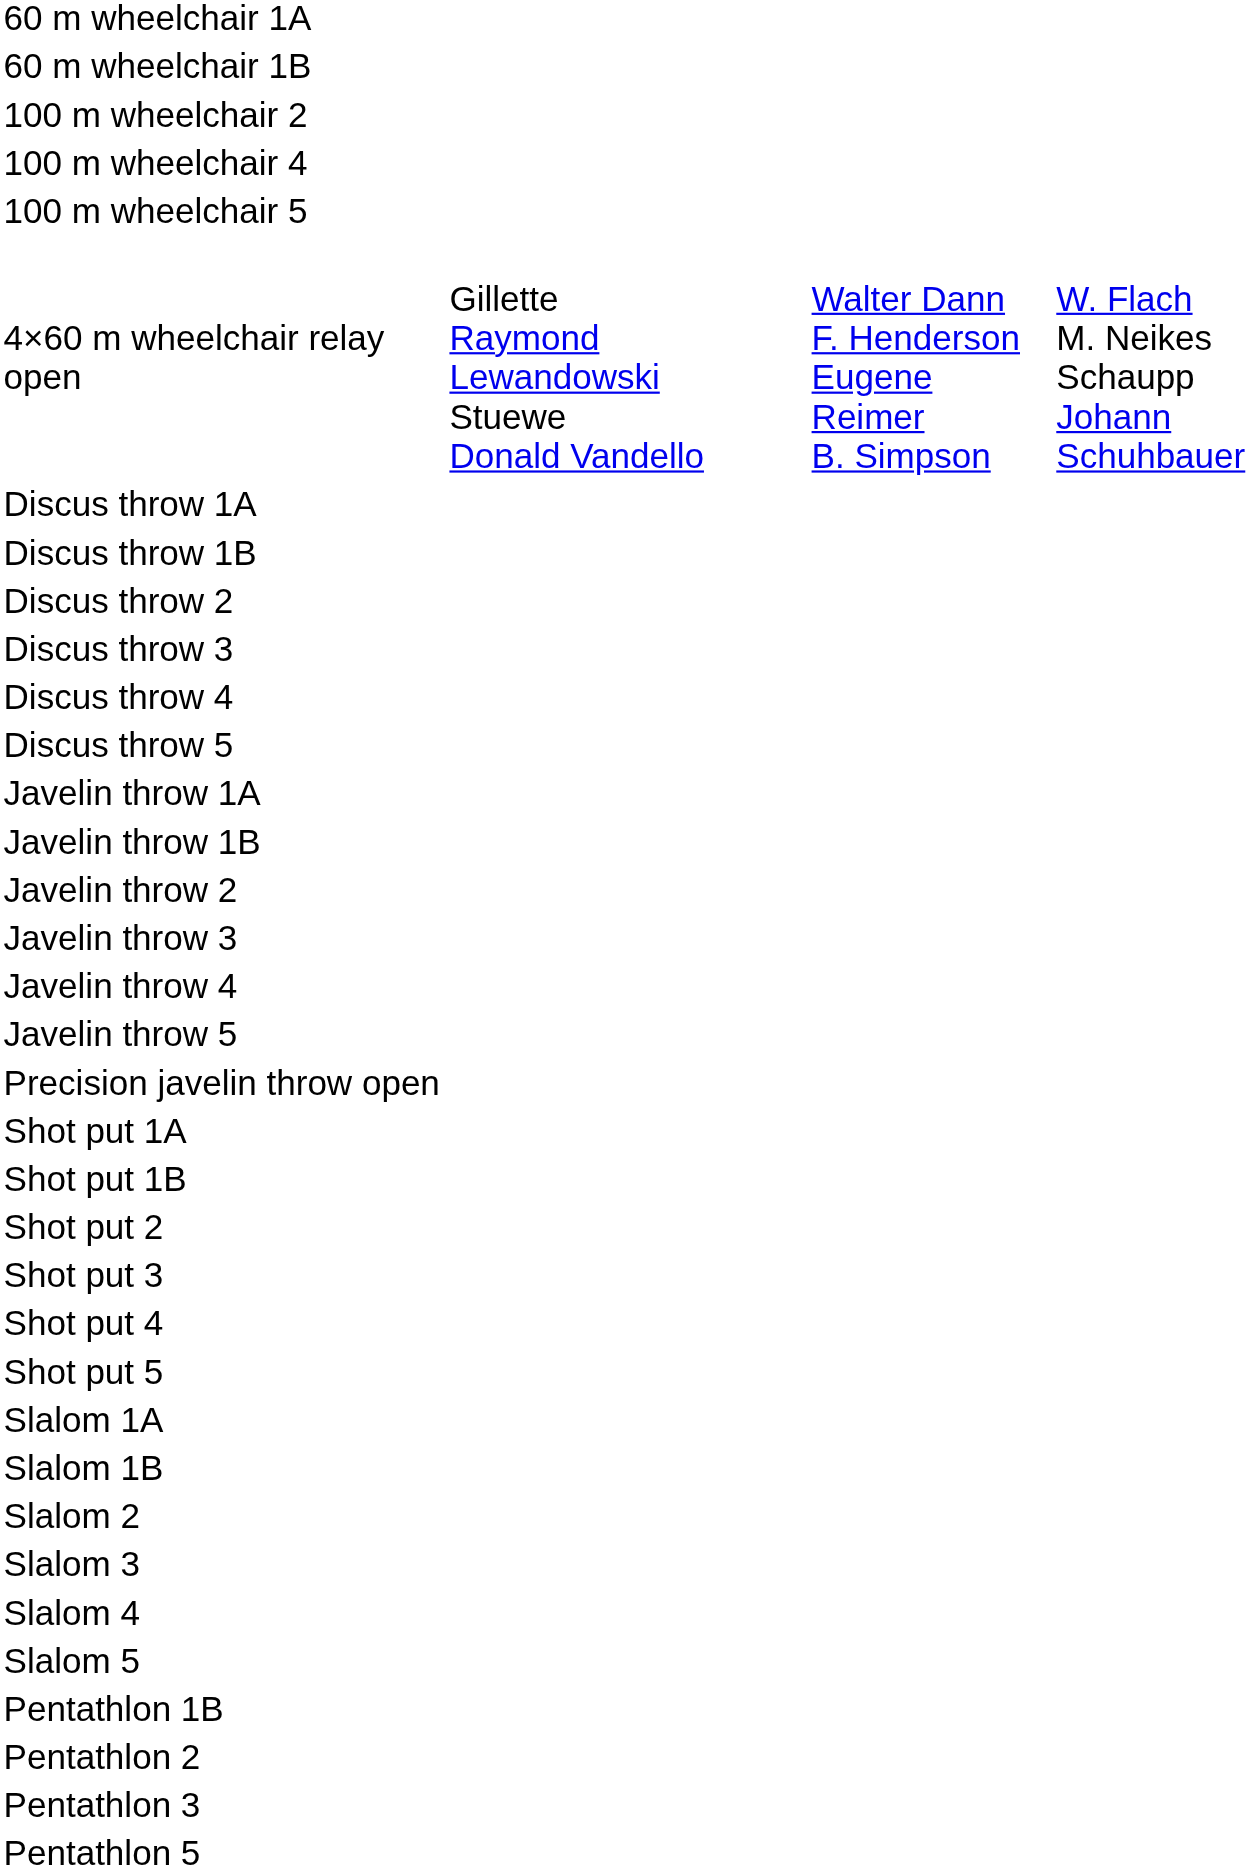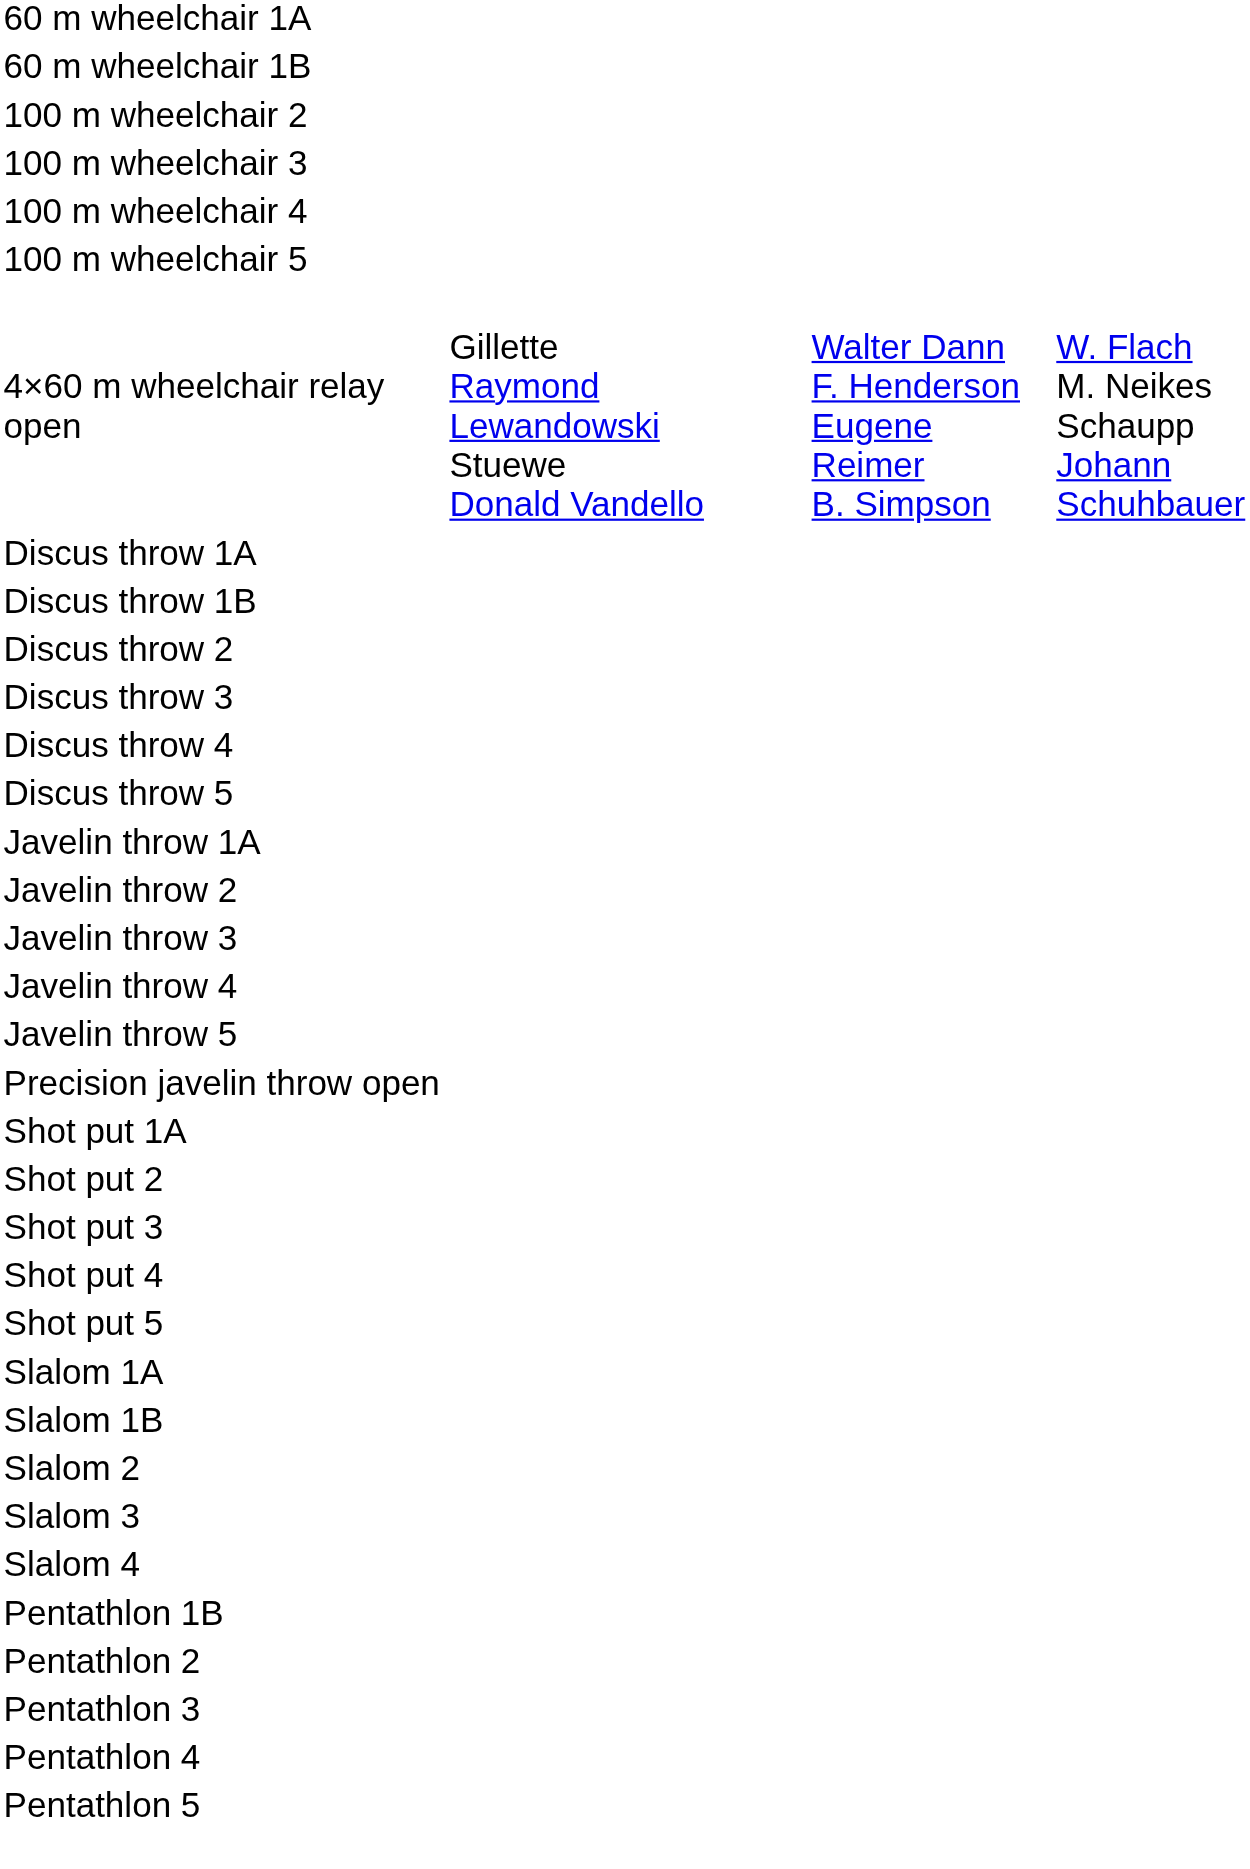+ row: (156, 163)
- row: (132, 842)
- row: (95, 1179)
- row: (72, 1661)
+ row: (102, 1757)
